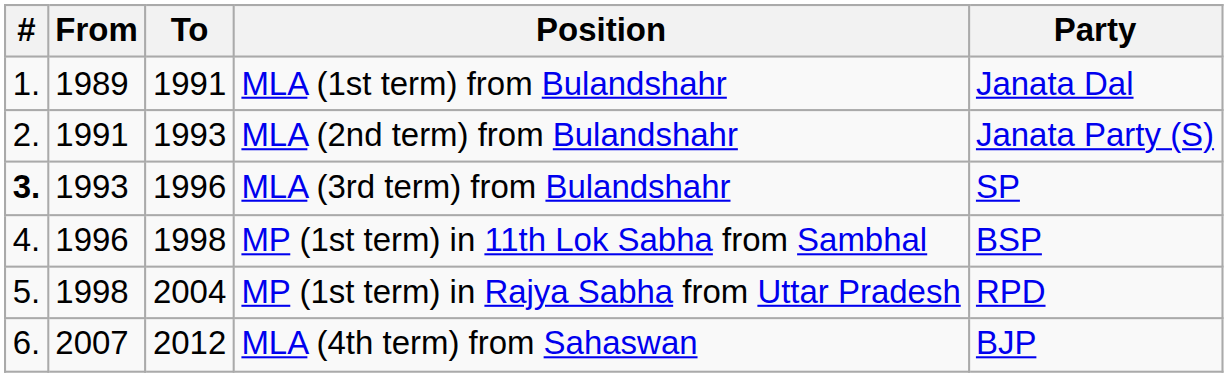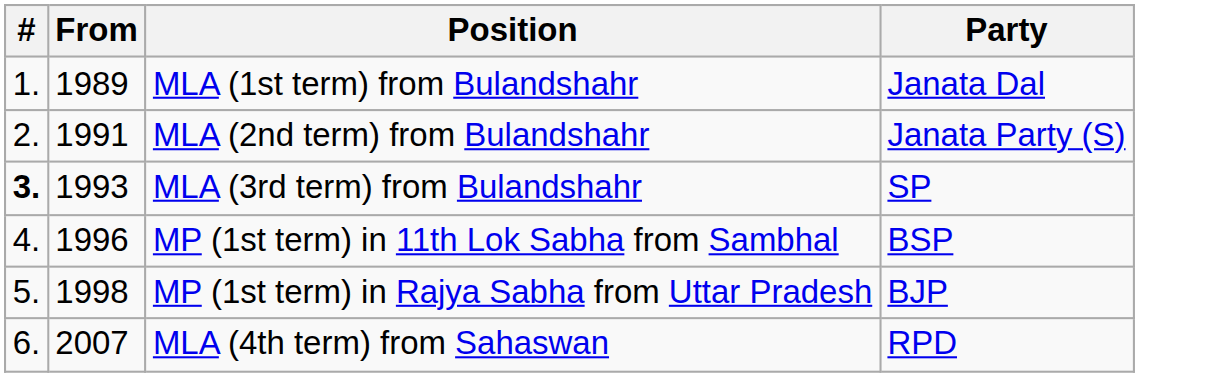- column: (190, 30)
(1011, 291) RPD -> (918, 291) BJP
(1006, 344) BJP -> (922, 344) RPD
